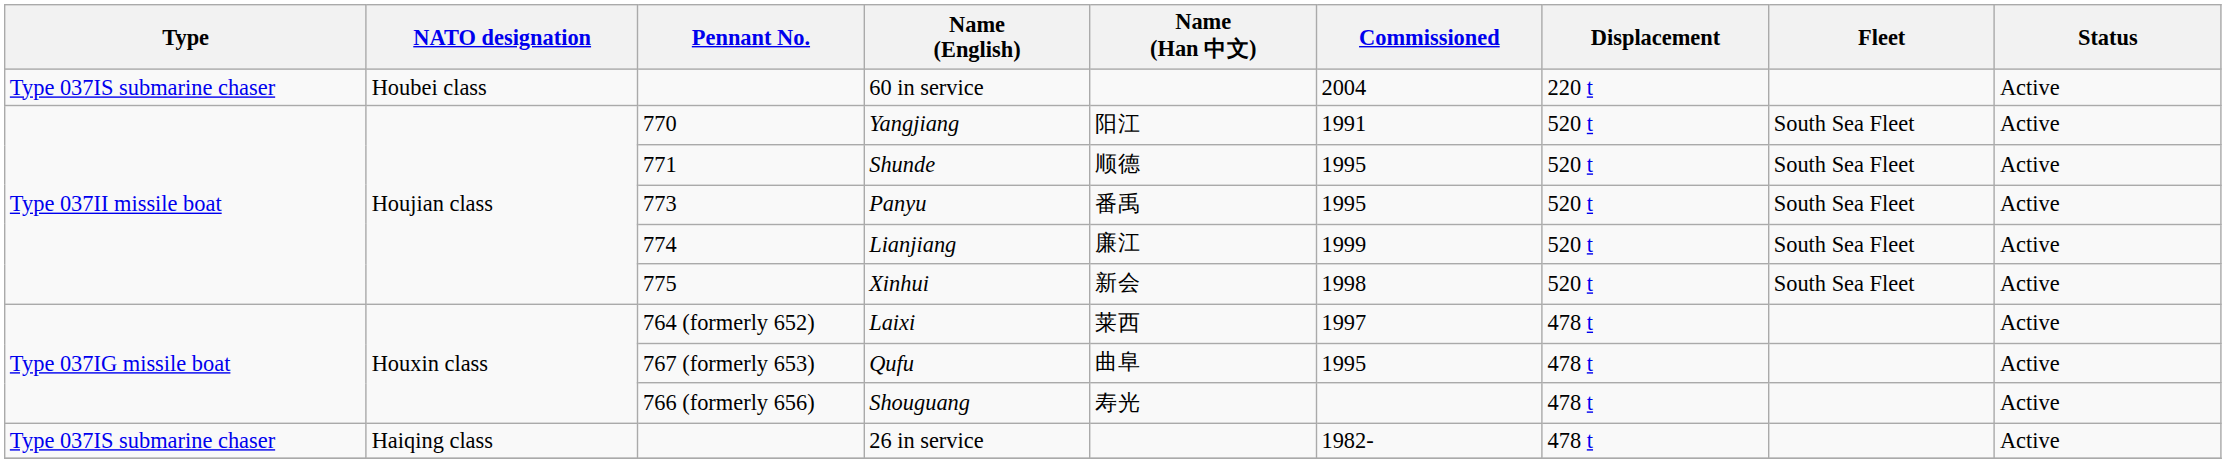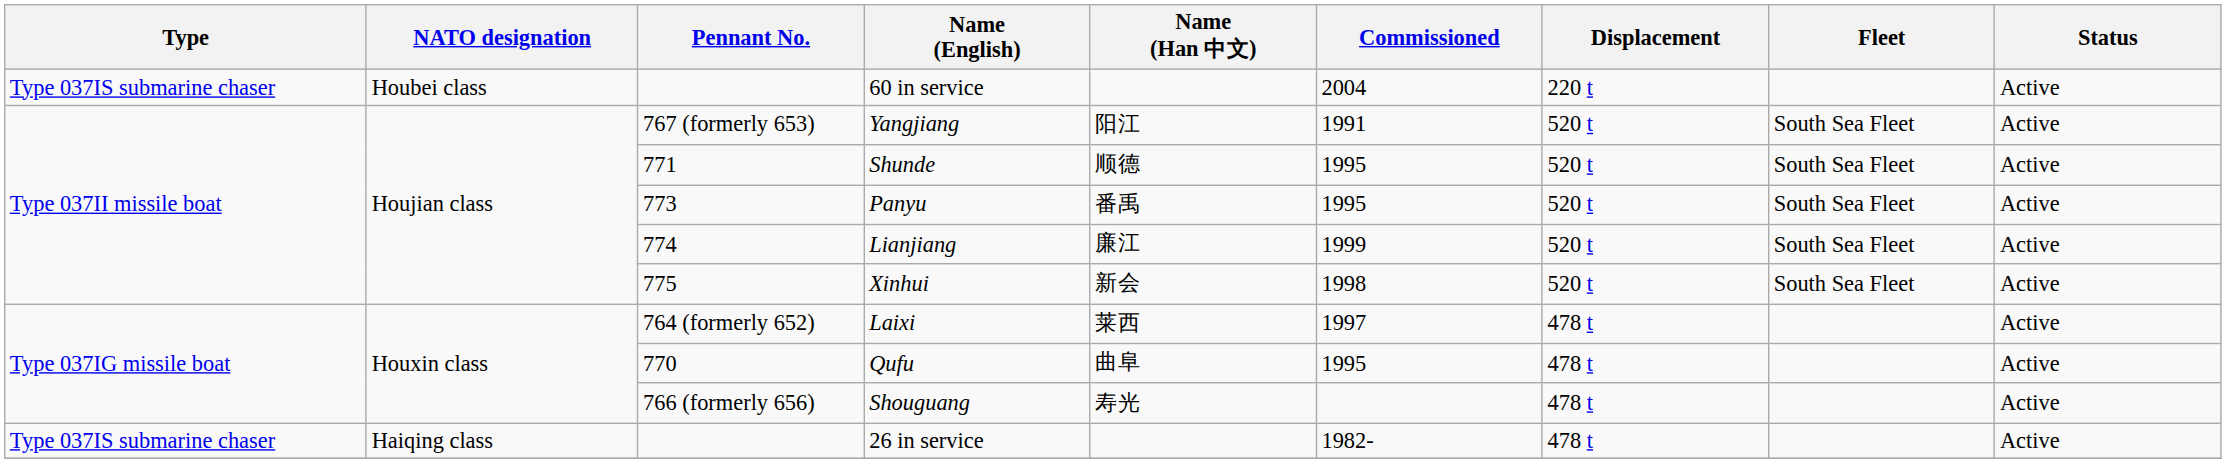(660, 124) 770 -> (729, 124) 767 (formerly 653)
(729, 363) 767 (formerly 653) -> (660, 363) 770
